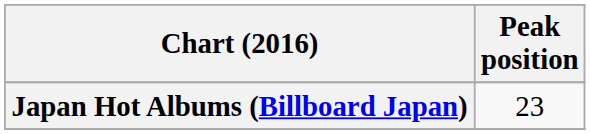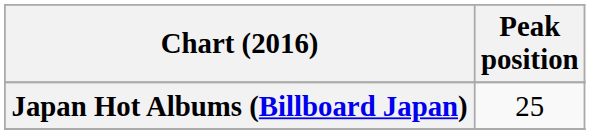(530, 105) 23 -> (530, 105) 25
